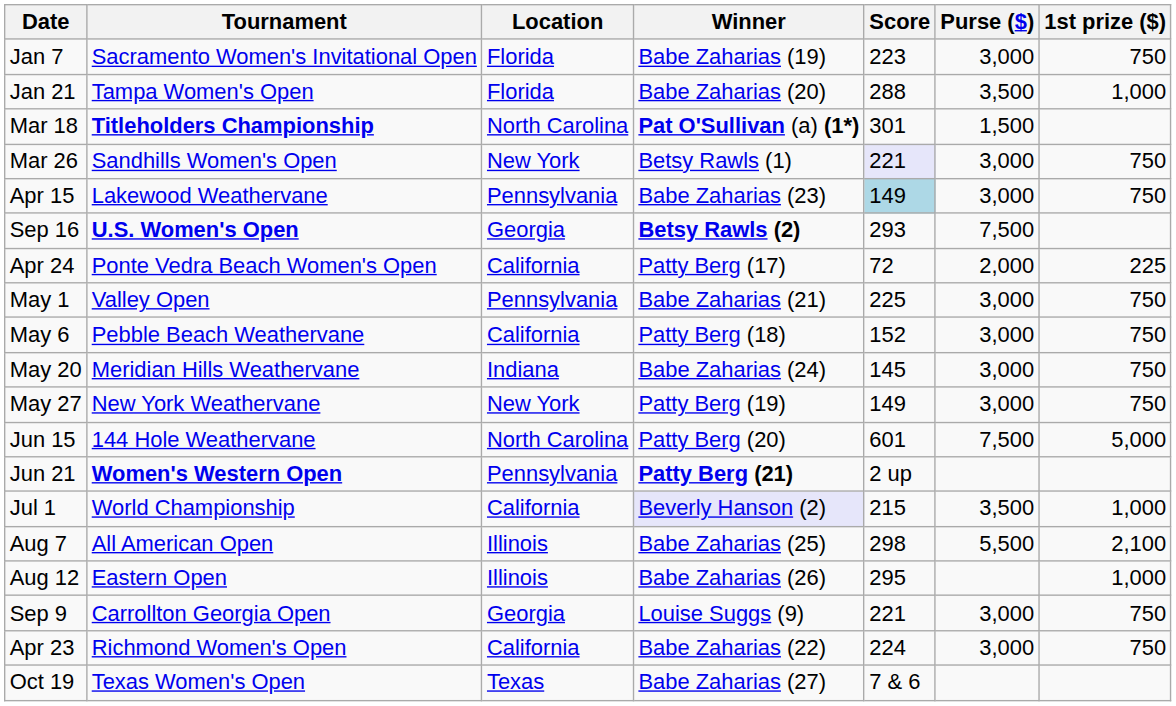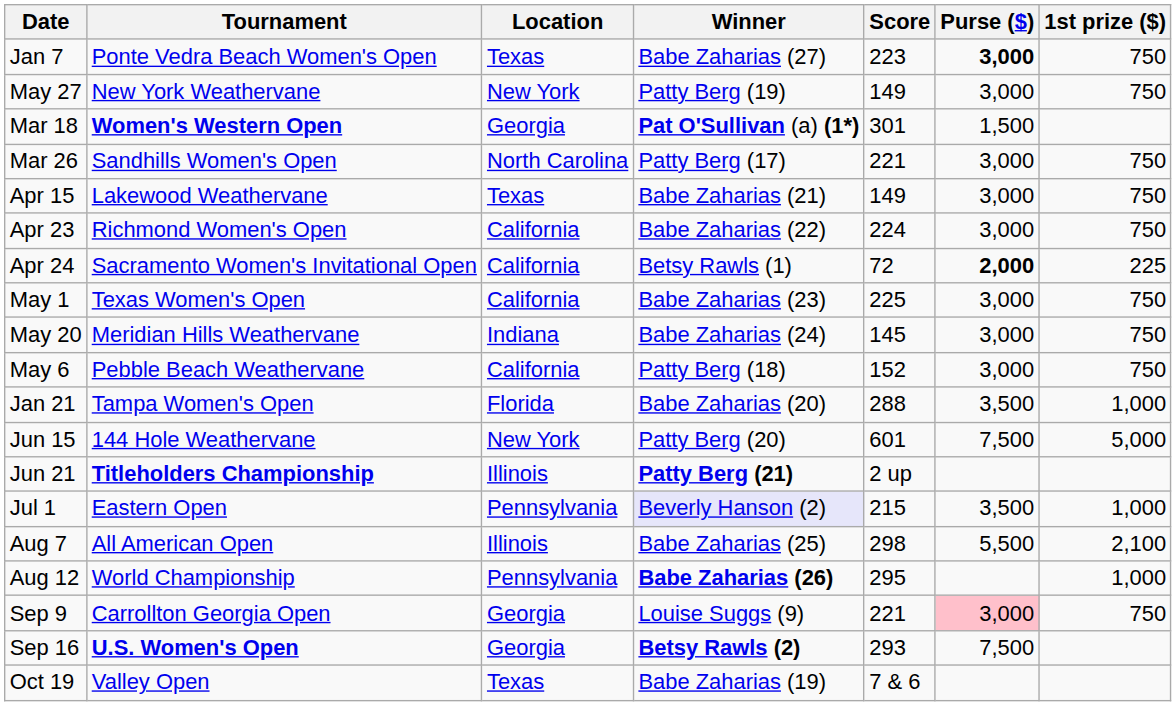(284, 56) Sacramento Women's Invitational Open -> (264, 56) Ponte Vedra Beach Women's Open
(520, 56) Florida -> (516, 56) Texas
(732, 56) Babe Zaharias (19) -> (732, 56) Babe Zaharias (27)
(1007, 56) normal -> (1007, 56) bold
rows swapped: (43, 91) <-> (46, 404)
(233, 126) Titleholders Championship -> (217, 126) Women's Western Open
(558, 126) North Carolina -> (526, 126) Georgia
(533, 160) New York -> (558, 160) North Carolina
(715, 160) Betsy Rawls (1) -> (712, 160) Patty Berg (17)
(888, 160) lavender background -> (888, 160) no background
(552, 195) Pennsylvania -> (516, 195) Texas
(732, 195) Babe Zaharias (23) -> (732, 195) Babe Zaharias (21)
(888, 195) lightblue background -> (888, 195) no background
rows swapped: (42, 647) <-> (44, 230)
(264, 265) Ponte Vedra Beach Women's Open -> (284, 265) Sacramento Women's Invitational Open
(712, 265) Patty Berg (17) -> (715, 265) Betsy Rawls (1)
(1007, 265) normal -> (1007, 265) bold
(151, 299) Valley Open -> (198, 299) Texas Women's Open
(552, 299) Pennsylvania -> (533, 299) California
(732, 299) Babe Zaharias (21) -> (732, 299) Babe Zaharias (23)
rows swapped: (40, 334) <-> (46, 369)
(558, 439) North Carolina -> (533, 439) New York
(217, 473) Women's Western Open -> (233, 473) Titleholders Championship
(552, 473) Pennsylvania -> (517, 473) Illinois
(193, 508) World Championship -> (159, 508) Eastern Open
(533, 508) California -> (552, 508) Pennsylvania
(159, 578) Eastern Open -> (193, 578) World Championship
(517, 578) Illinois -> (552, 578) Pennsylvania
(732, 578) normal -> (736, 578) bold
(1007, 612) no background -> (1007, 612) pink background
(198, 682) Texas Women's Open -> (151, 682) Valley Open
(732, 682) Babe Zaharias (27) -> (732, 682) Babe Zaharias (19)
